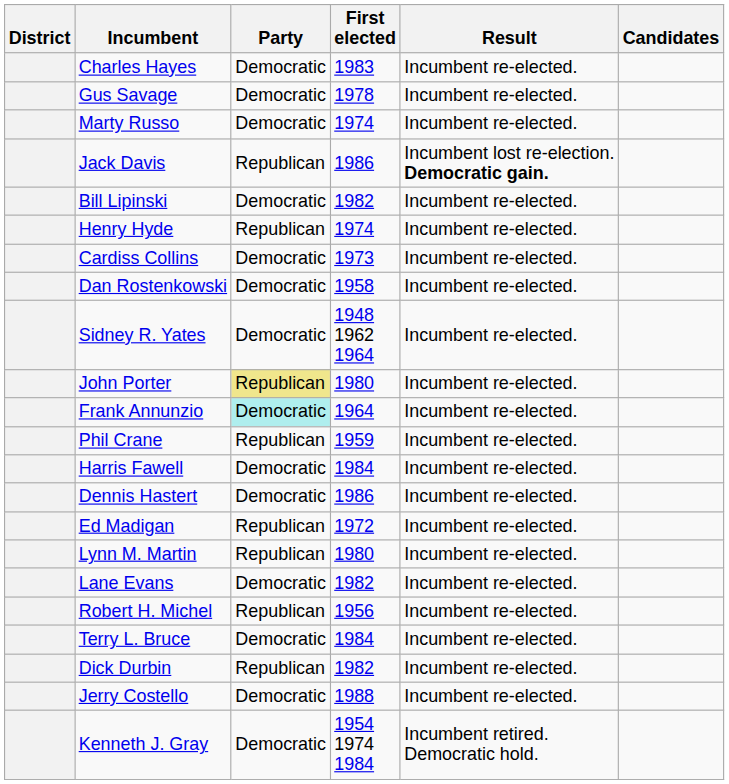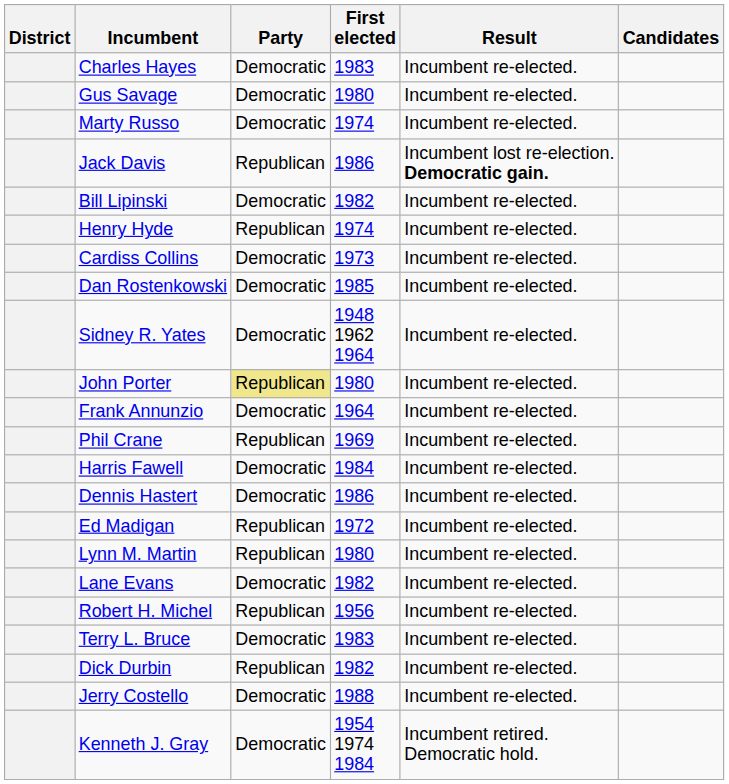(354, 95) 1978 -> (354, 95) 1980
(354, 286) 1958 -> (354, 286) 1985
(281, 411) paleturquoise background -> (281, 411) no background
(354, 440) 1959 -> (354, 440) 1969
(354, 639) 1984 -> (354, 639) 1983
